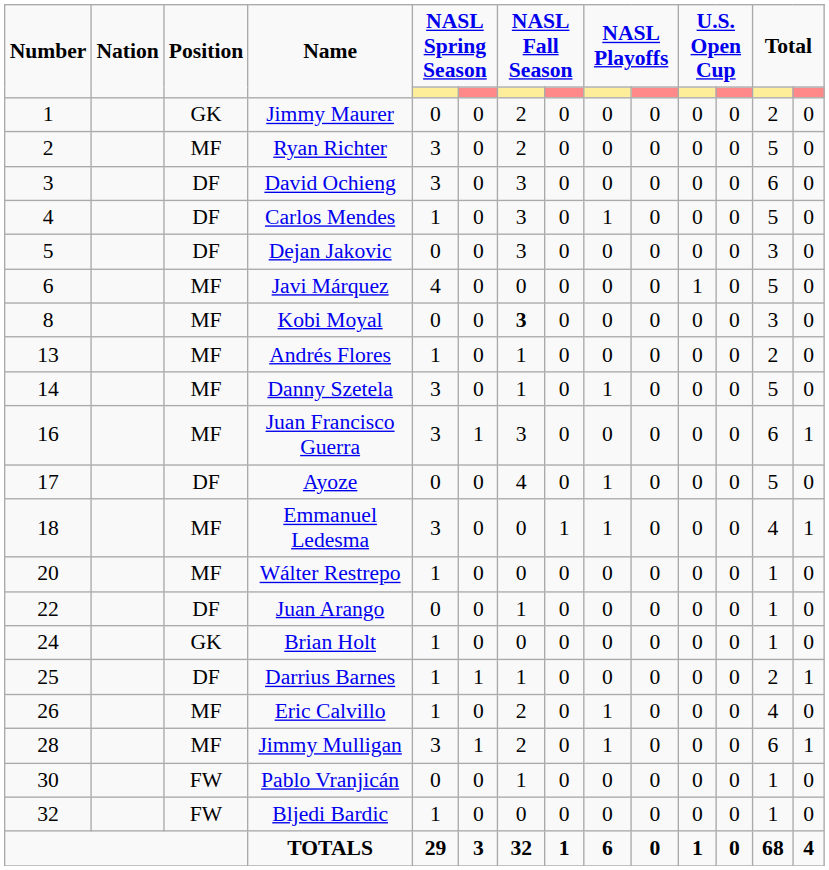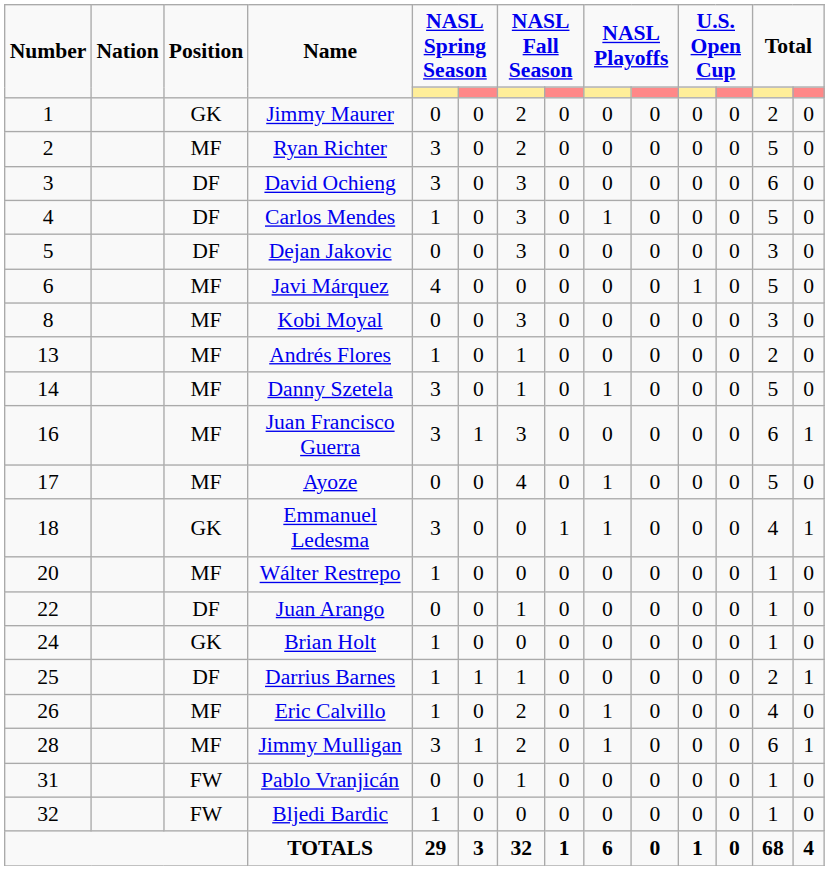(521, 319) bold -> (521, 319) normal
(206, 481) DF -> (206, 481) MF
(206, 527) MF -> (206, 527) GK
(48, 779) 30 -> (48, 779) 31
